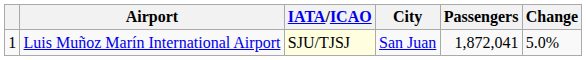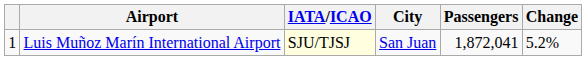(542, 42) 5.0% -> (542, 42) 5.2%
